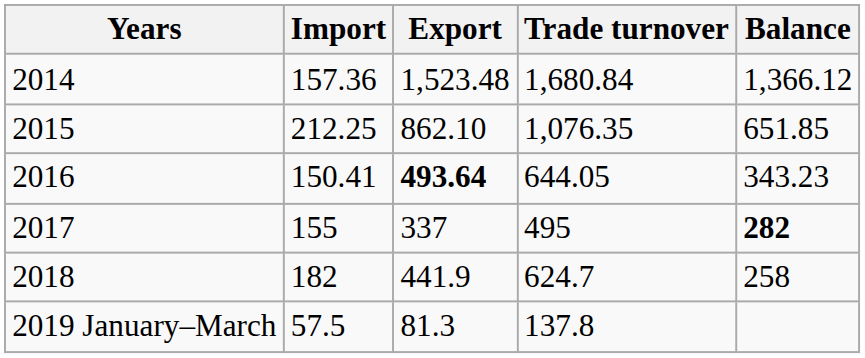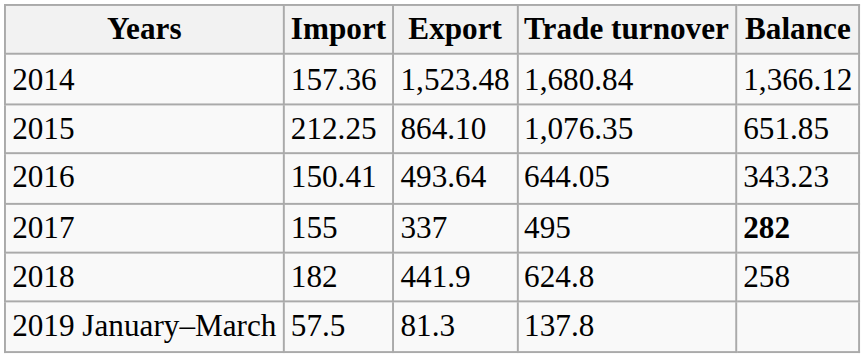(443, 128) 862.10 -> (443, 128) 864.10
(443, 177) bold -> (443, 177) normal
(559, 276) 624.7 -> (559, 276) 624.8
